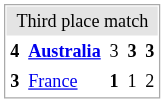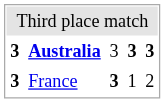(15, 51) 4 -> (15, 51) 3
(114, 81) 1 -> (114, 81) 3
